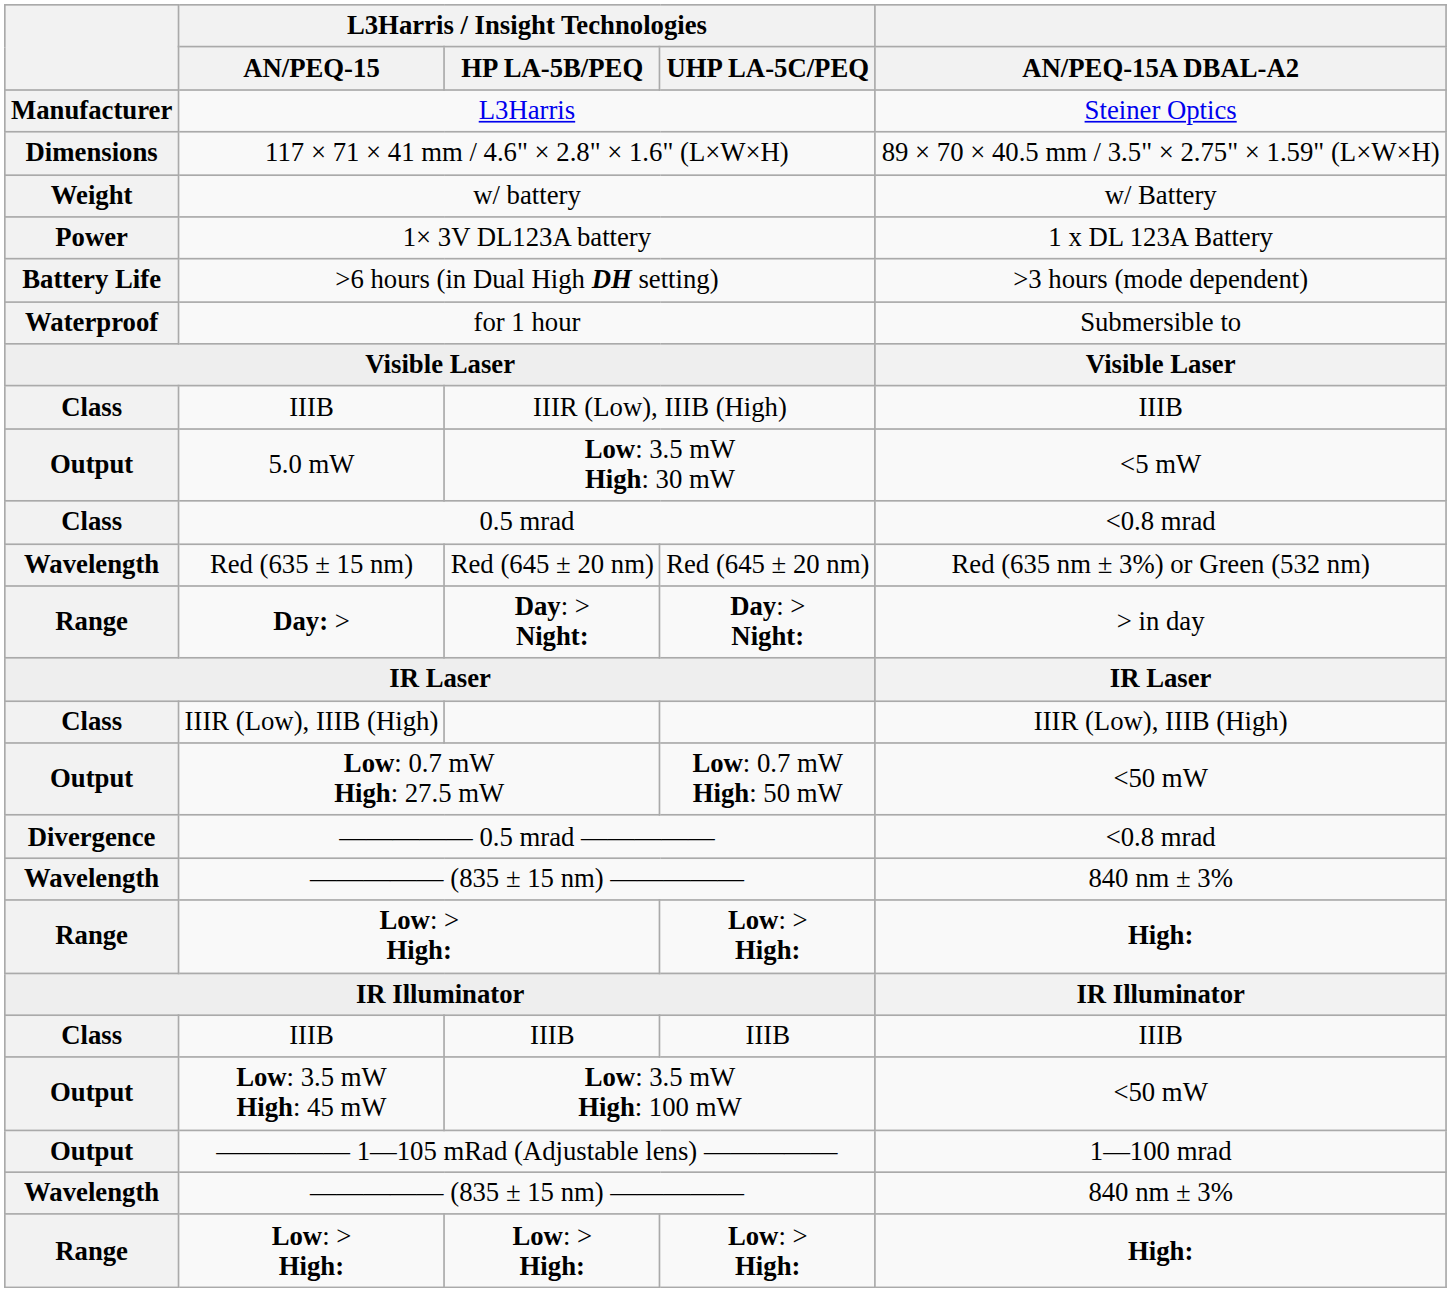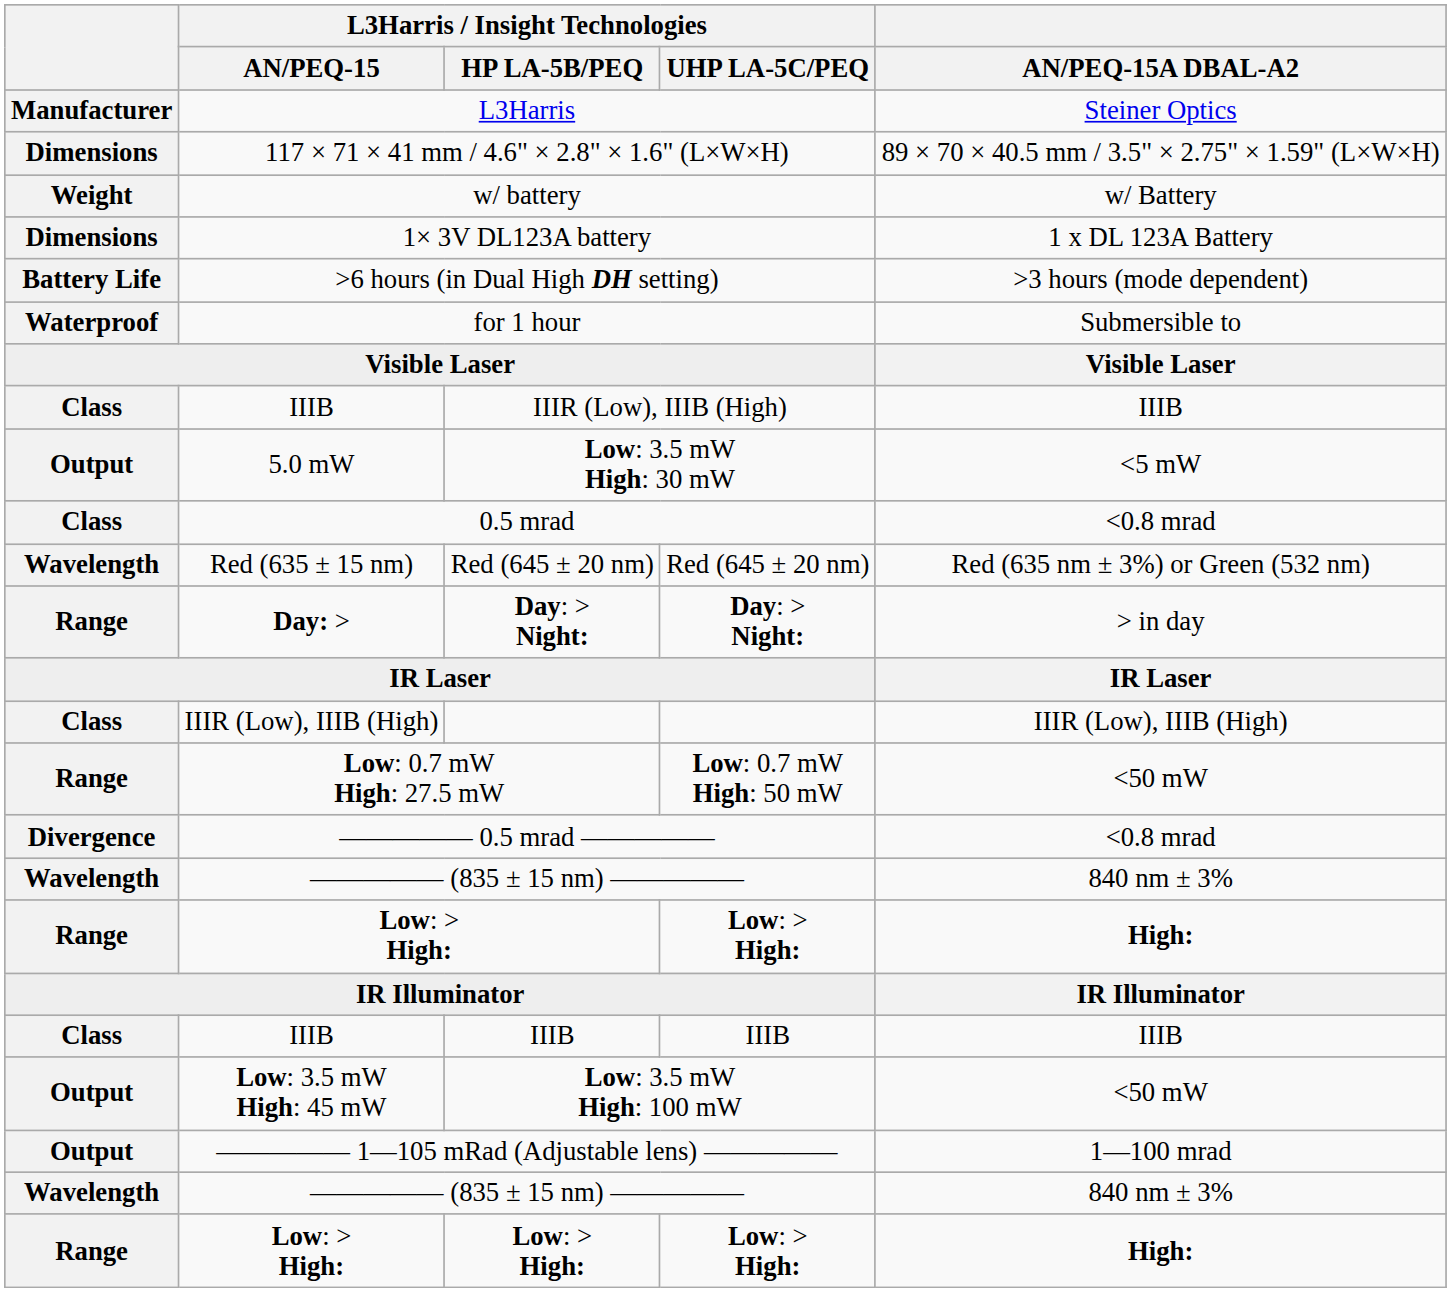(92, 237) Power -> (92, 237) Dimensions
(92, 778) Output -> (92, 778) Range
